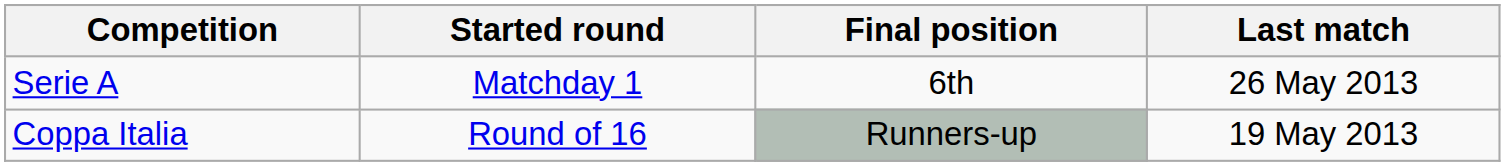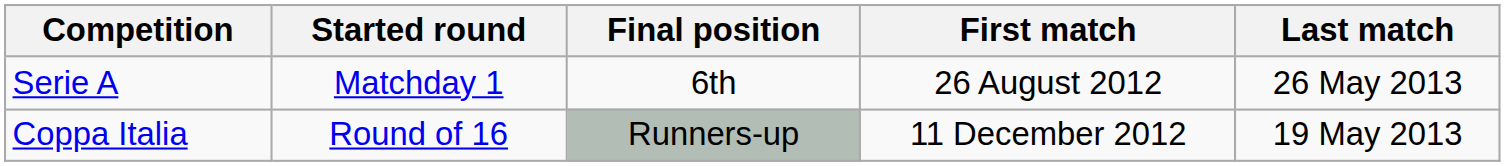+ column: (1048, 30)
